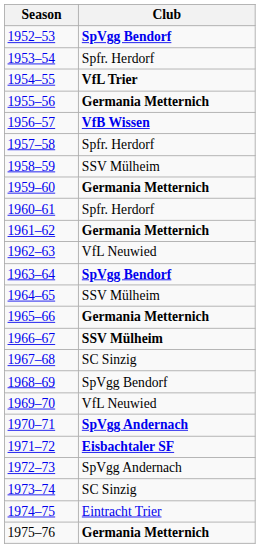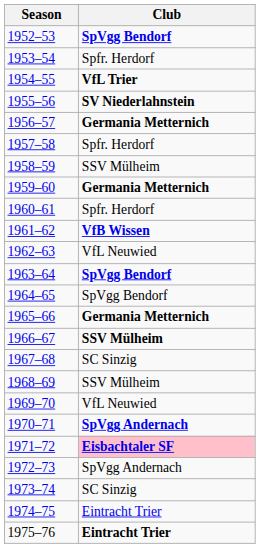(145, 101) Germania Metternich -> (138, 101) SV Niederlahnstein
(116, 123) VfB Wissen -> (145, 123) Germania Metternich
(145, 230) Germania Metternich -> (116, 230) VfB Wissen
(121, 295) SSV Mülheim -> (125, 295) SpVgg Bendorf
(125, 381) SpVgg Bendorf -> (121, 381) SSV Mülheim
(128, 446) no background -> (128, 446) pink background
(145, 532) Germania Metternich -> (126, 532) Eintracht Trier
